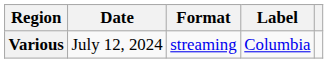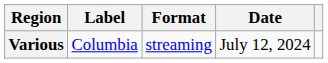columns swapped: (117, 17) <-> (277, 17)
